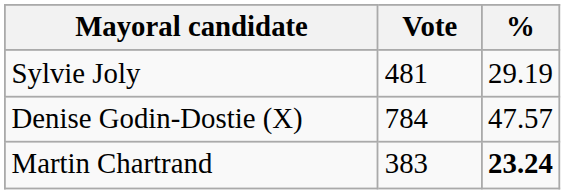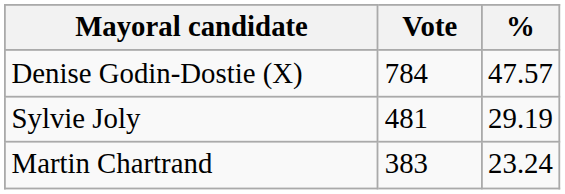rows swapped: (157, 118) <-> (76, 73)
(520, 164) bold -> (520, 164) normal
